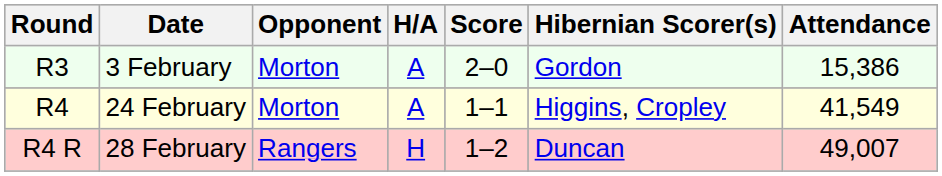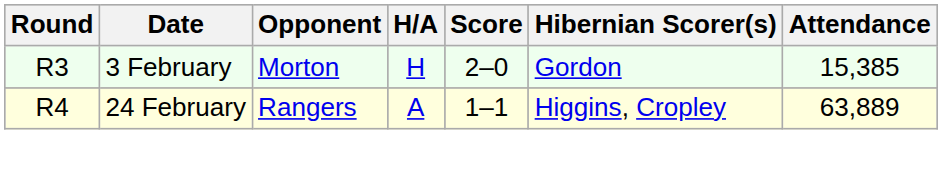(416, 66) A -> (416, 66) H
(860, 66) 15,386 -> (860, 66) 15,385
(299, 107) Morton -> (307, 107) Rangers
(860, 107) 41,549 -> (860, 107) 63,889
- row: (176, 149)
